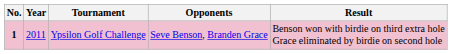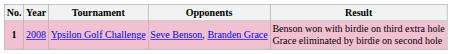(36, 35) 2011 -> (36, 35) 2008
